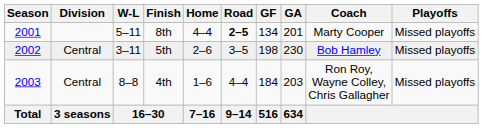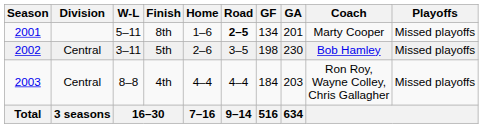(202, 32) 4–4 -> (202, 32) 1–6
(202, 82) 1–6 -> (202, 82) 4–4
